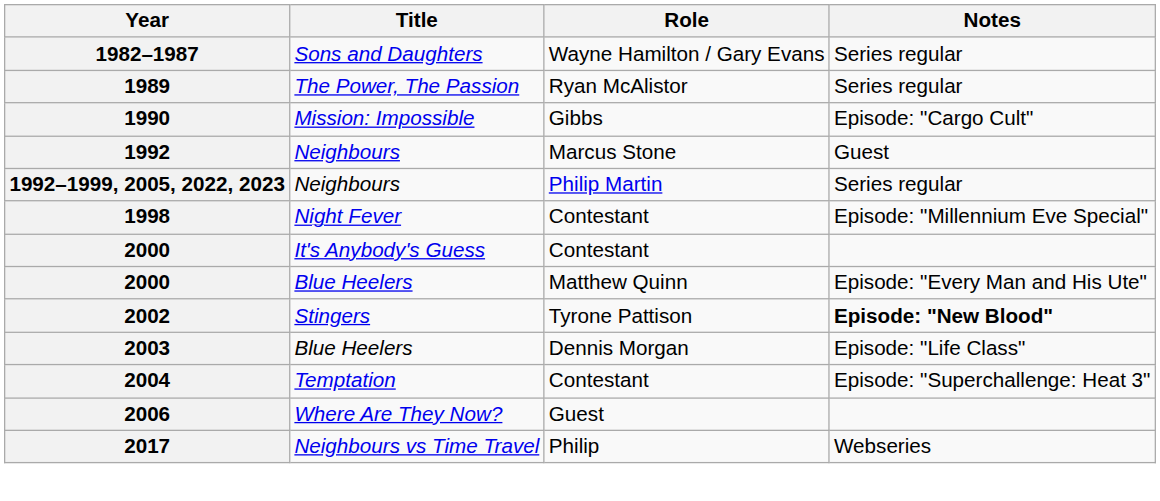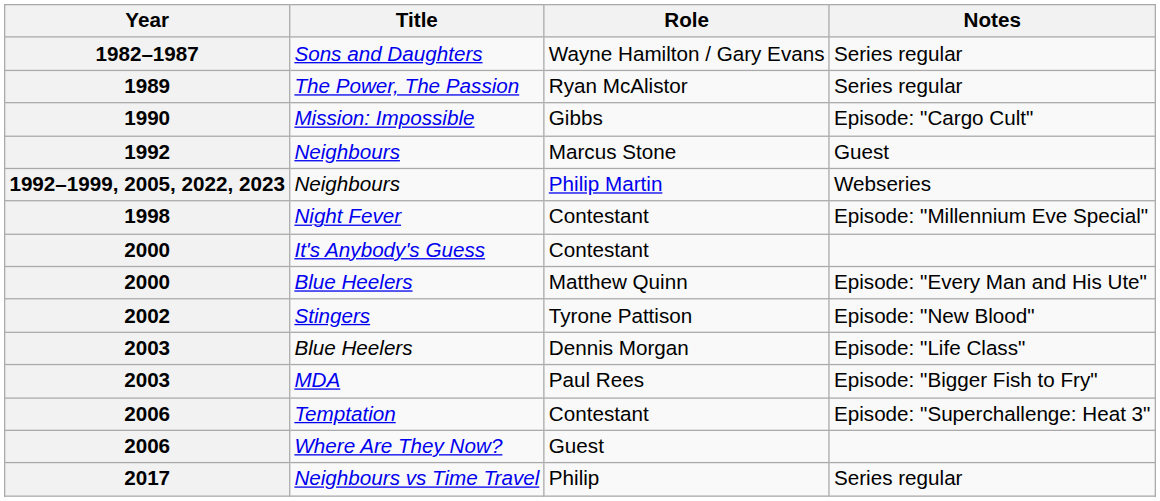(898, 184) Series regular -> (883, 184) Webseries
(944, 315) bold -> (934, 315) normal
+ row: (317, 380)
(147, 380) 2004 -> (147, 413) 2006
(883, 446) Webseries -> (898, 479) Series regular
